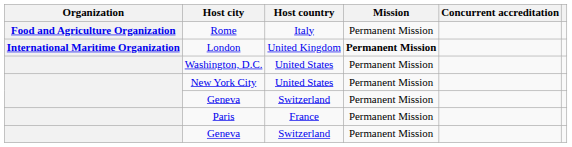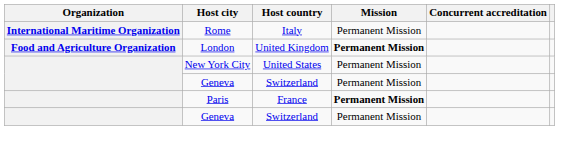(93, 30) Food and Agriculture Organization -> (93, 30) International Maritime Organization
(93, 47) International Maritime Organization -> (93, 47) Food and Agriculture Organization
- row: (224, 64)
(391, 116) normal -> (379, 99) bold
